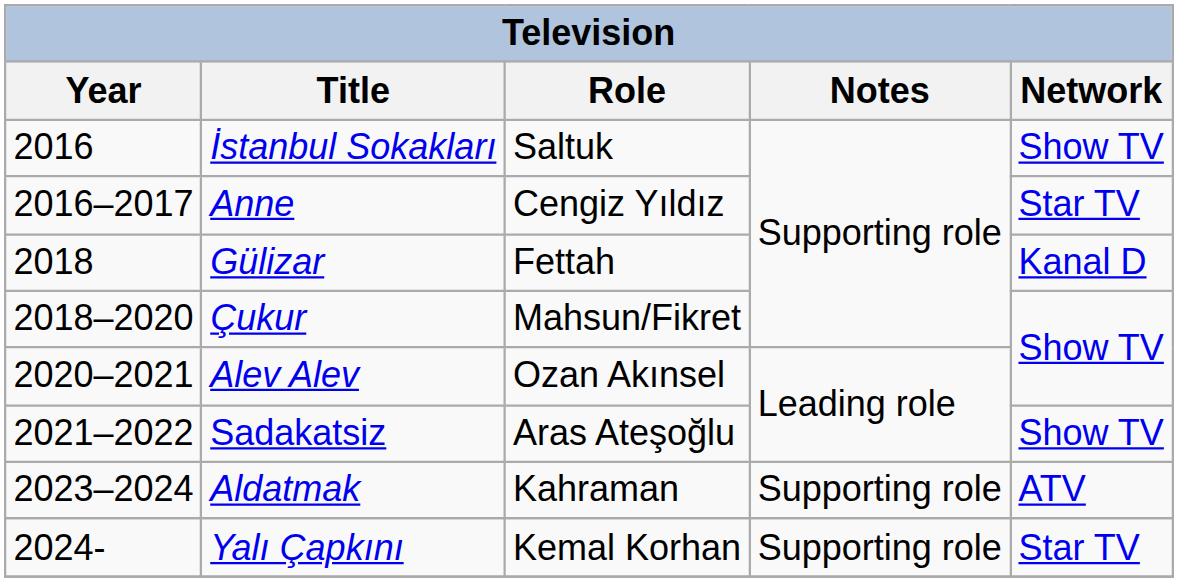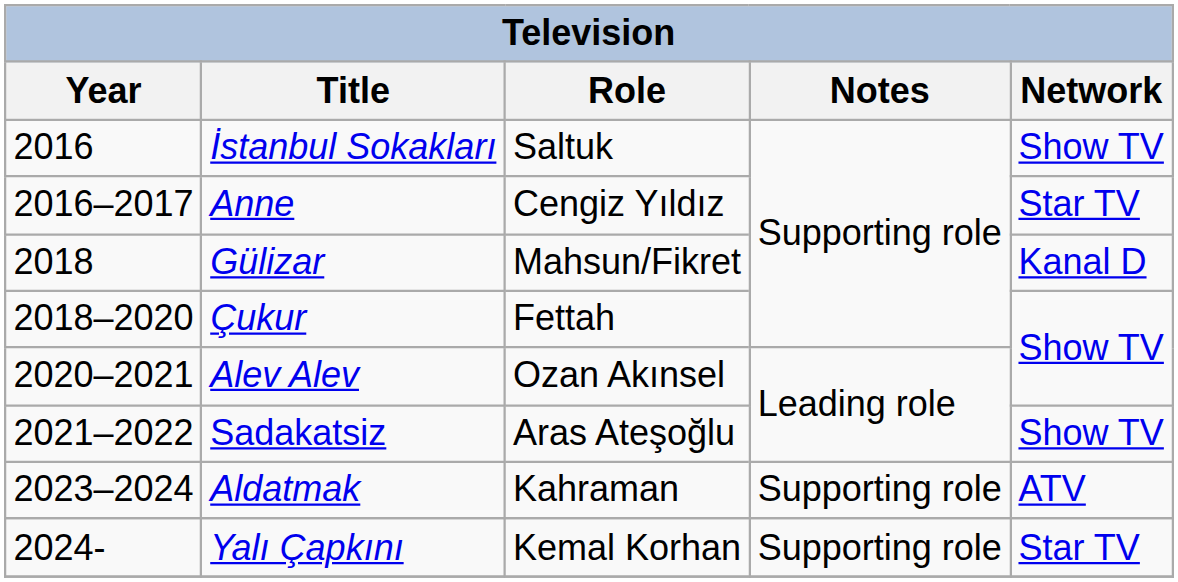(564, 261) Fettah -> (627, 261) Mahsun/Fikret
(627, 318) Mahsun/Fikret -> (564, 318) Fettah
